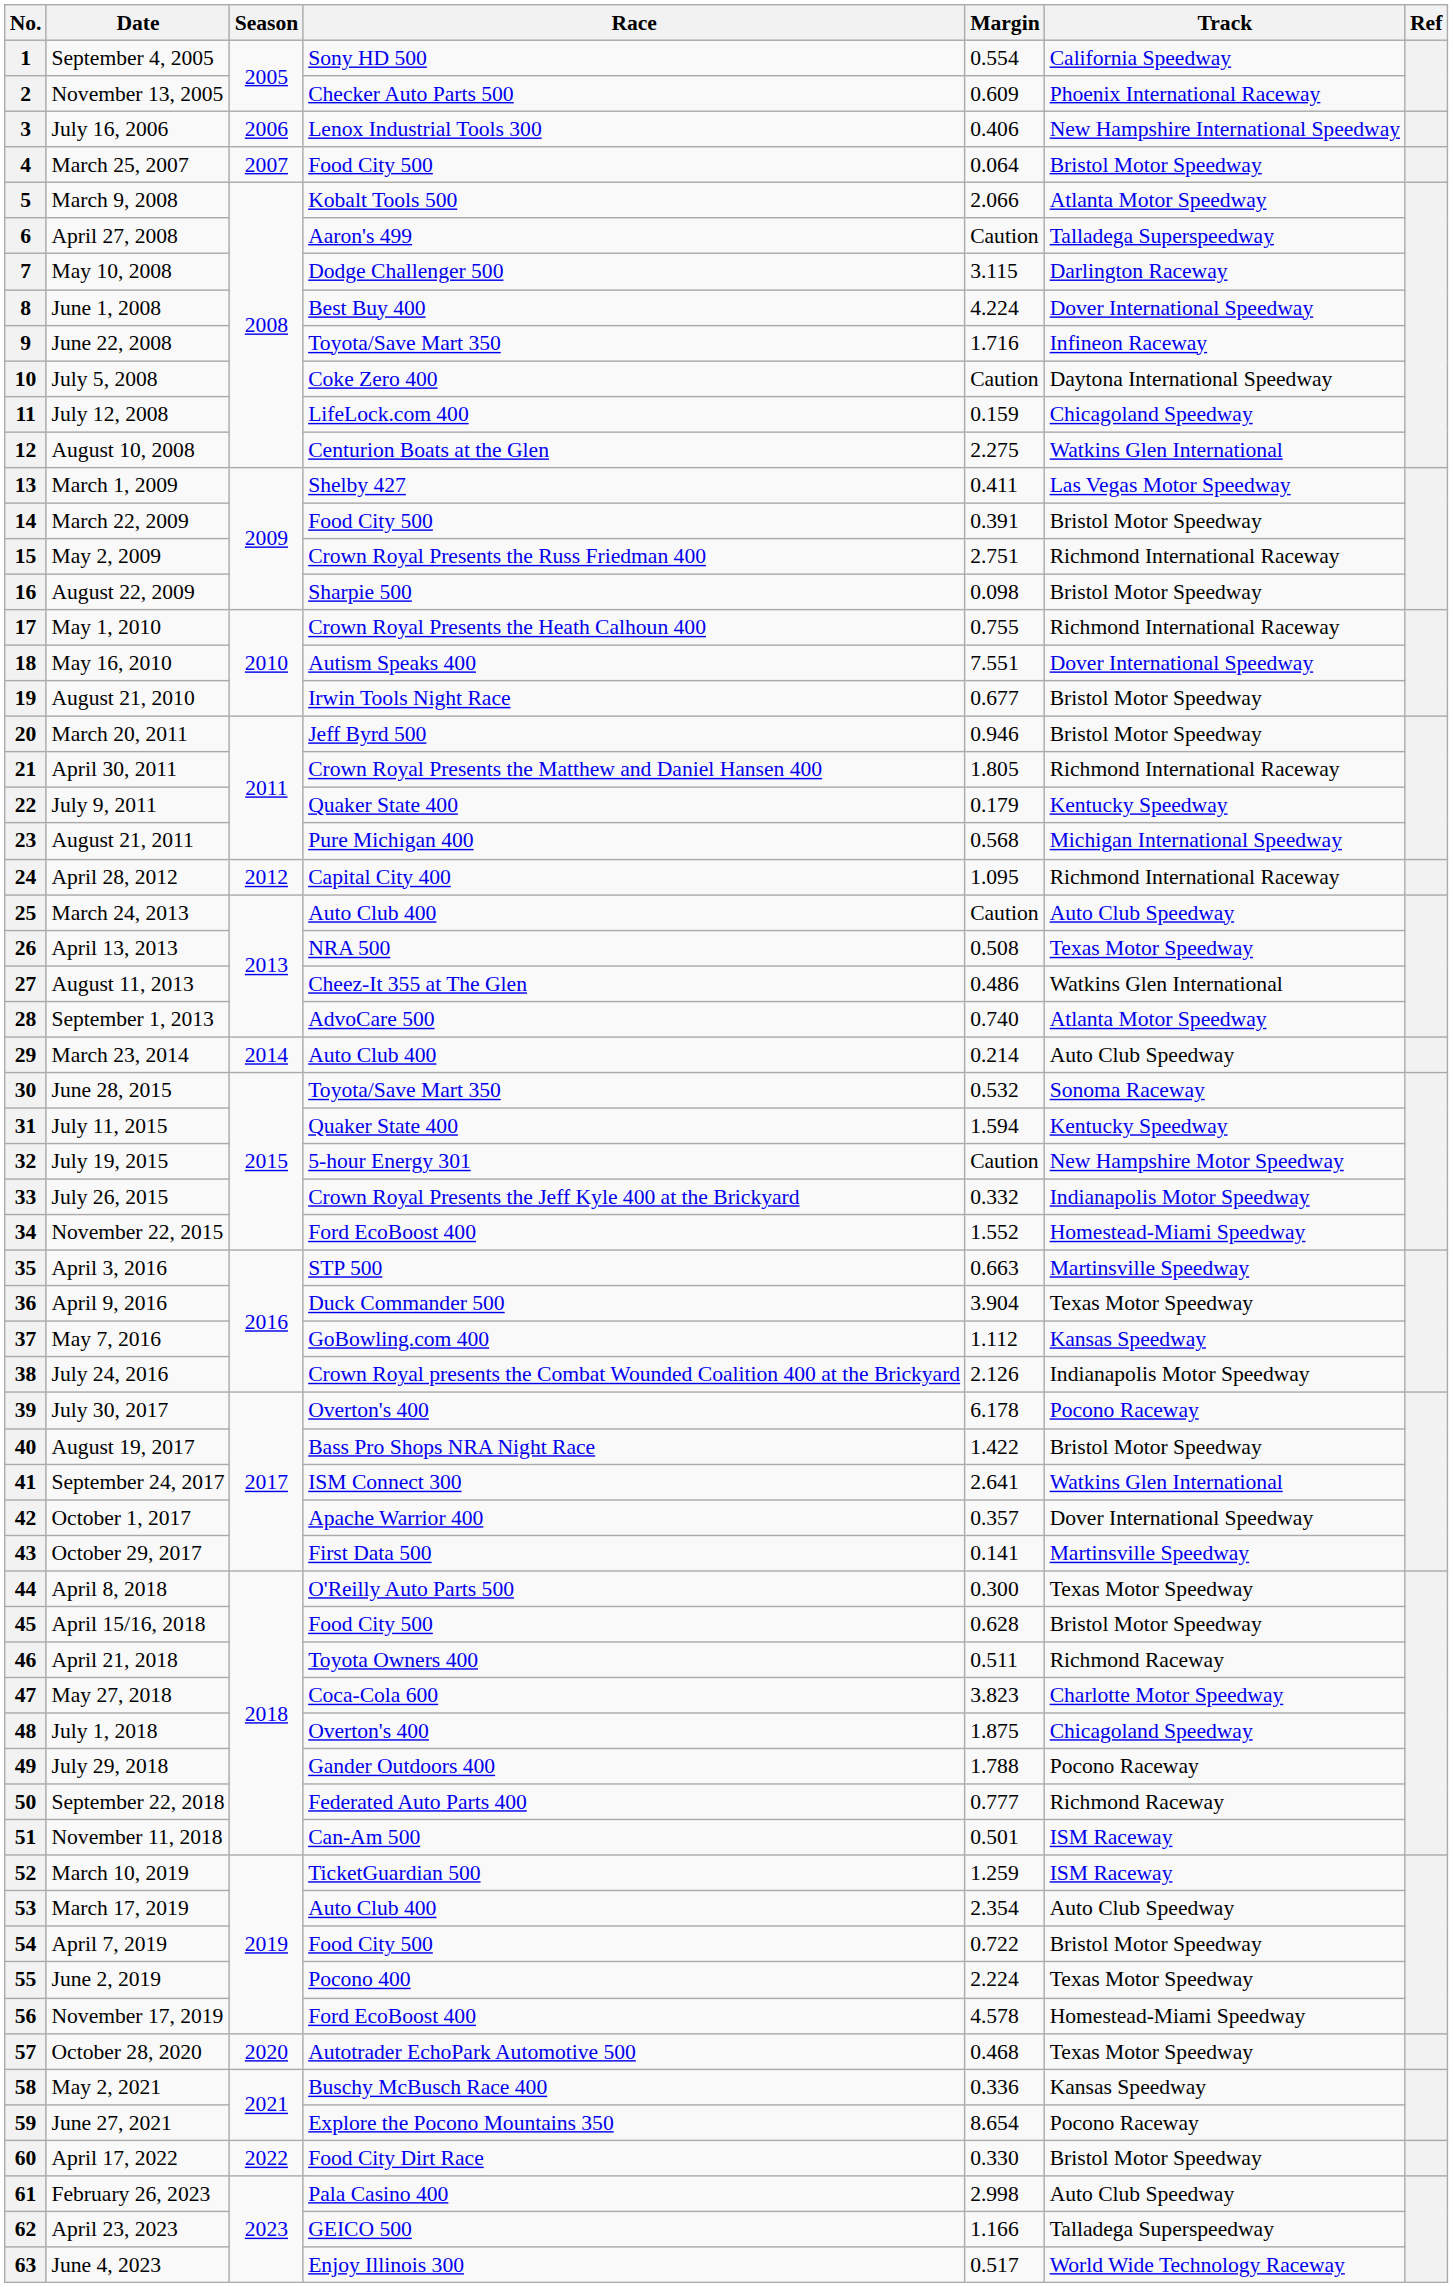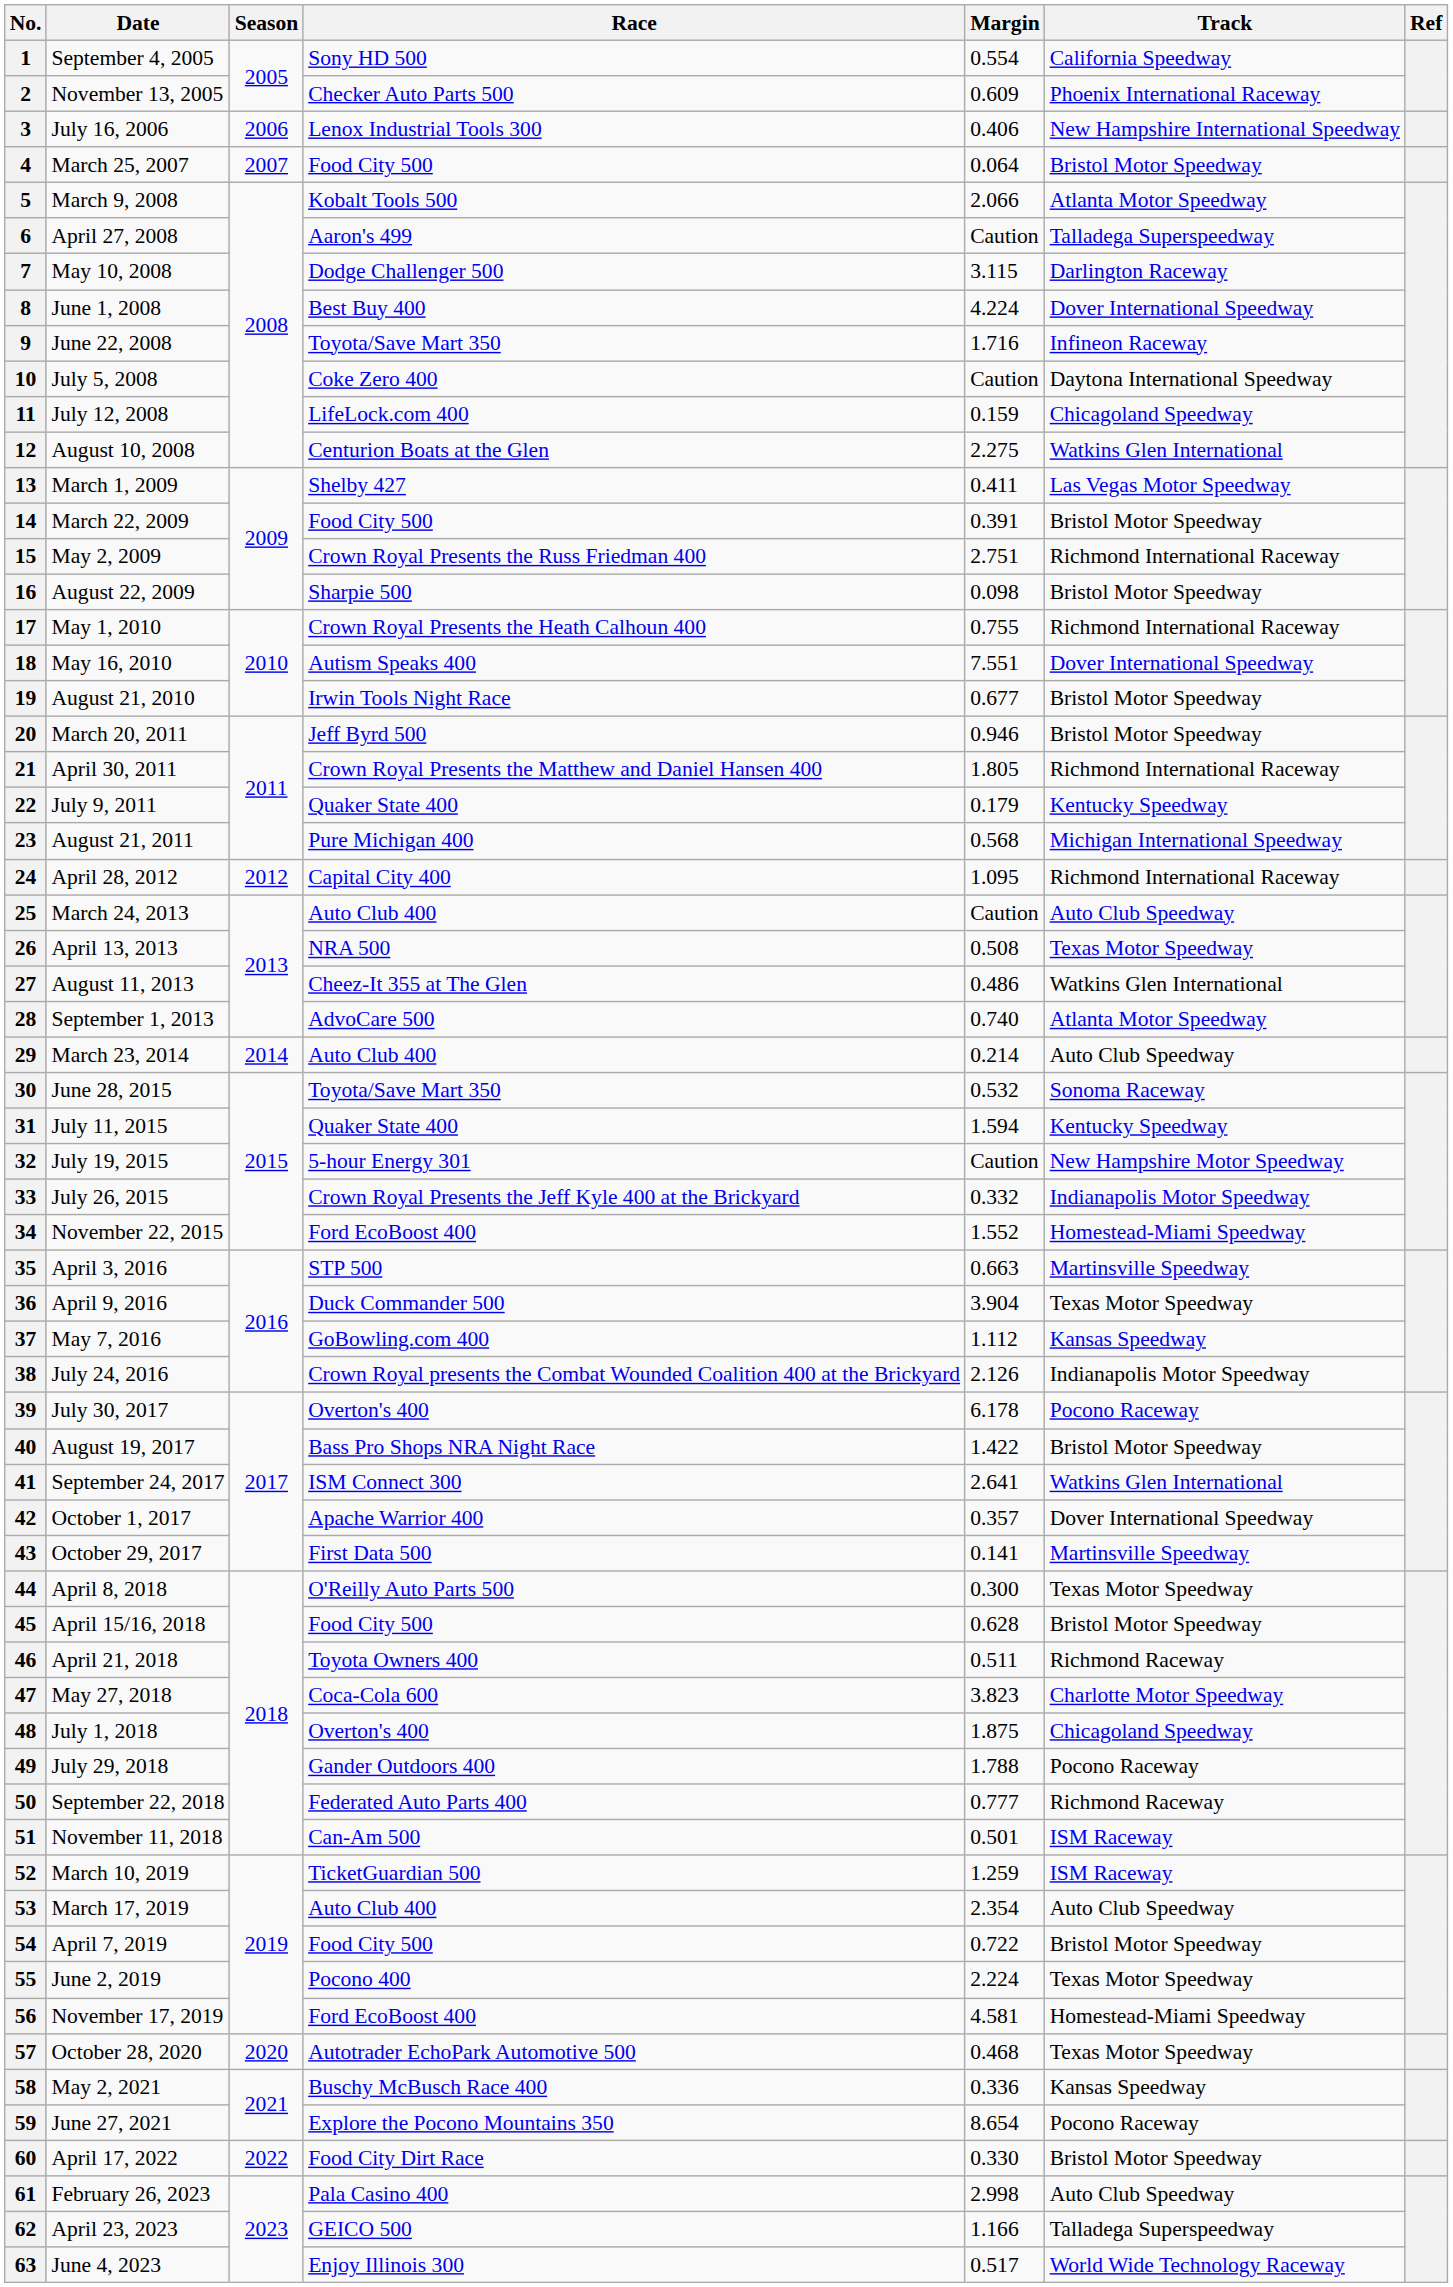(994, 2015) 4.578 -> (994, 2015) 4.581
